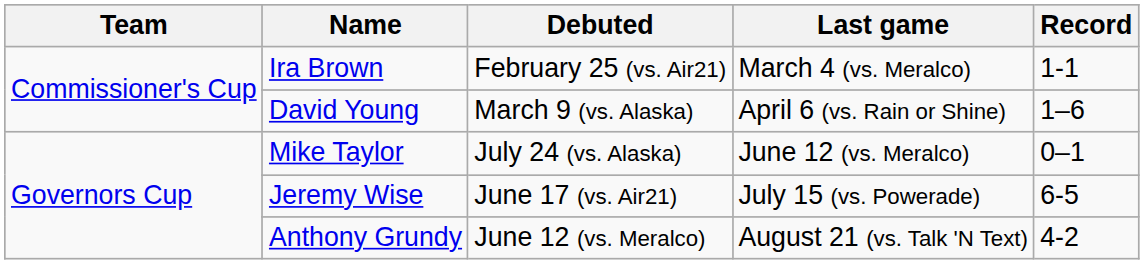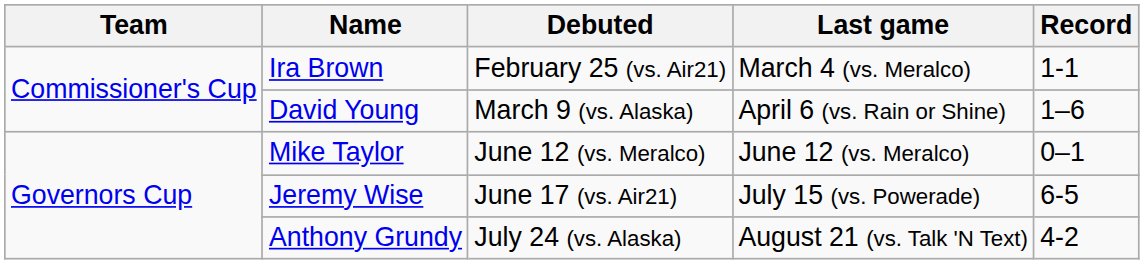(578, 152) July 24 (vs. Alaska) -> (590, 152) June 12 (vs. Meralco)
(590, 237) June 12 (vs. Meralco) -> (578, 237) July 24 (vs. Alaska)
